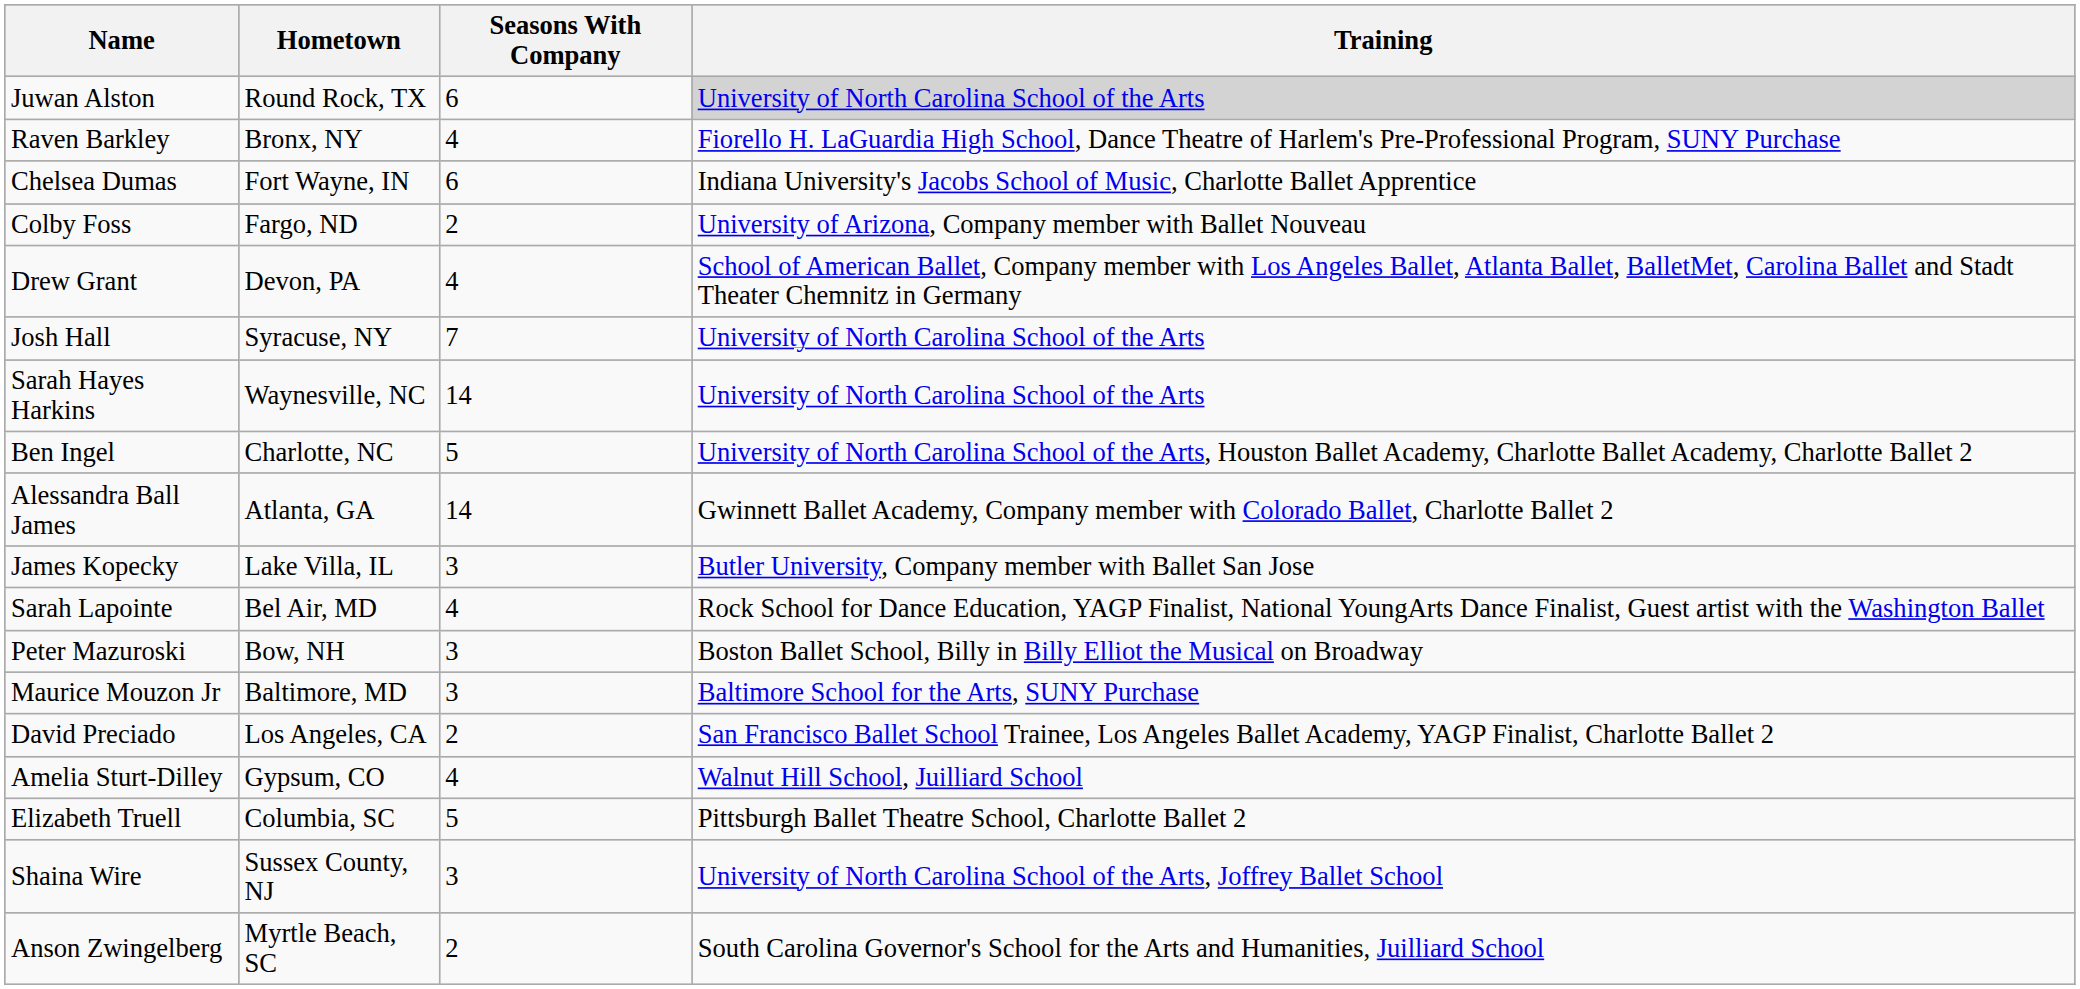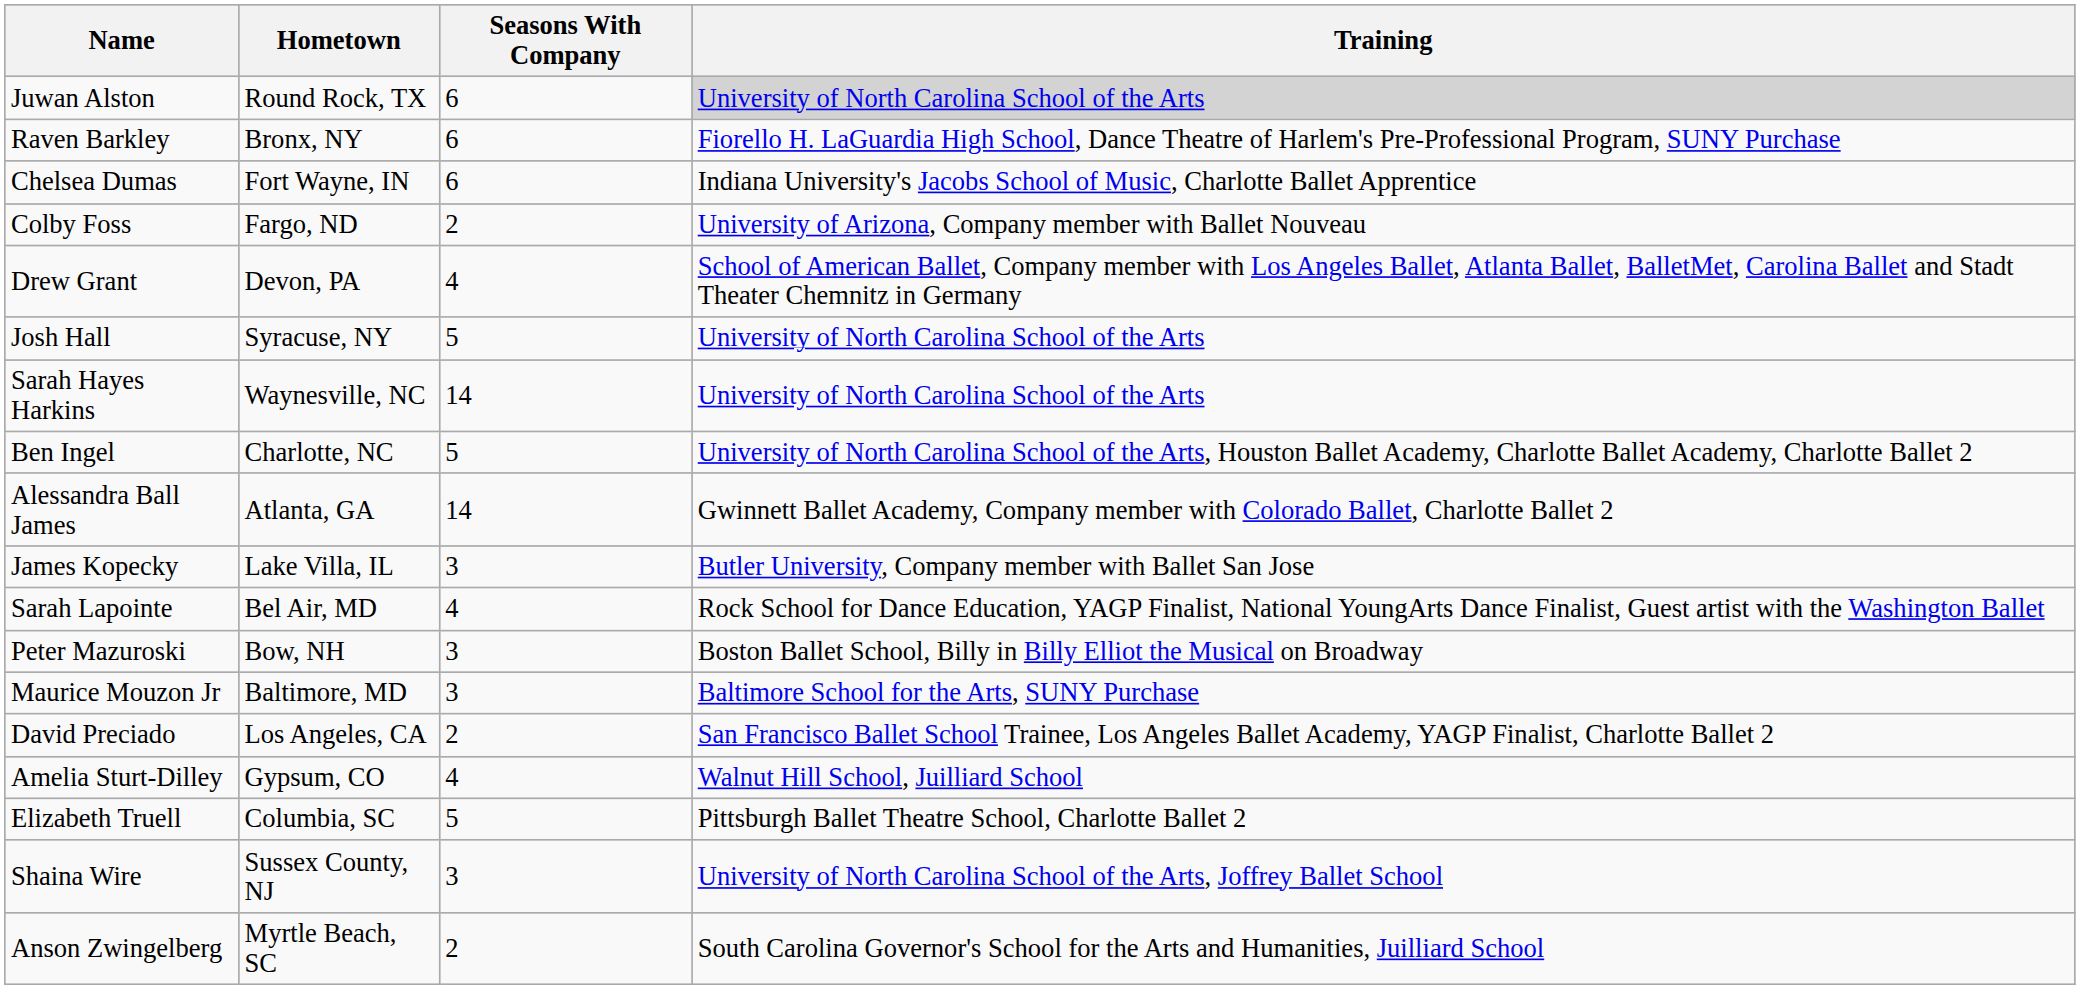(452, 139) 4 -> (452, 139) 6
(452, 338) 7 -> (452, 338) 5
